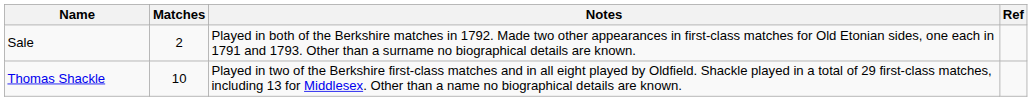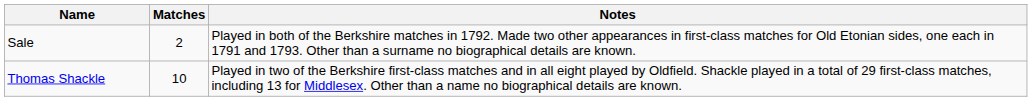- column: (1013, 14)
